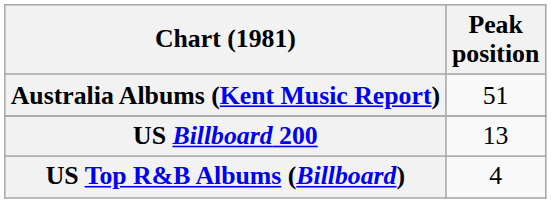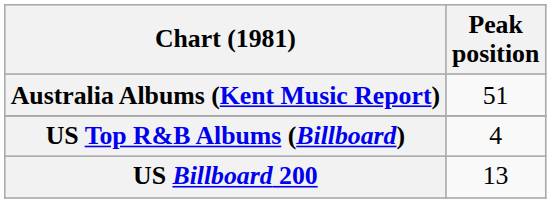rows swapped: (225, 135) <-> (225, 176)
